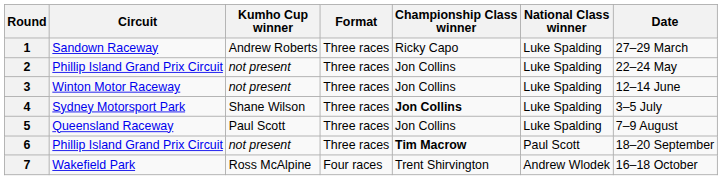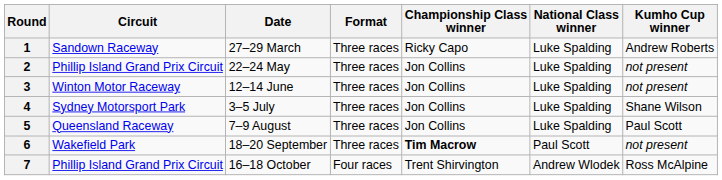columns swapped: (665, 21) <-> (273, 21)
(428, 107) bold -> (435, 107) normal
(138, 146) Phillip Island Grand Prix Circuit -> (94, 146) Wakefield Park
(94, 165) Wakefield Park -> (138, 165) Phillip Island Grand Prix Circuit
